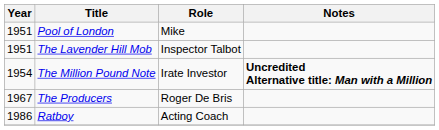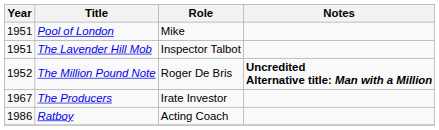(20, 73) 1954 -> (20, 73) 1952
(194, 73) Irate Investor -> (196, 73) Roger De Bris
(196, 98) Roger De Bris -> (194, 98) Irate Investor
